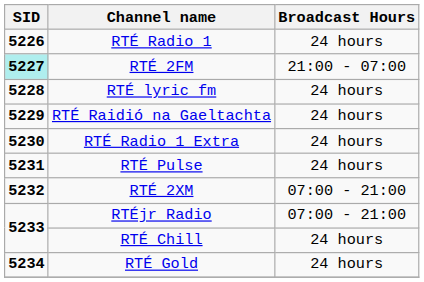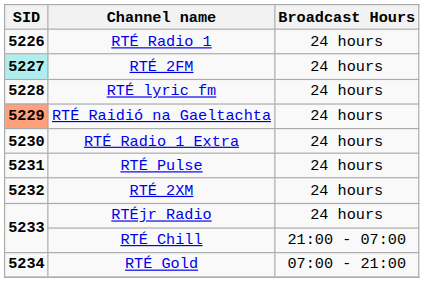(347, 67) 21:00 - 07:00 -> (347, 67) 24 hours
(26, 116) no background -> (26, 116) lightsalmon background
(347, 191) 07:00 - 21:00 -> (347, 191) 24 hours
(347, 215) 07:00 - 21:00 -> (347, 215) 24 hours
(347, 240) 24 hours -> (347, 240) 21:00 - 07:00
(347, 265) 24 hours -> (347, 265) 07:00 - 21:00
